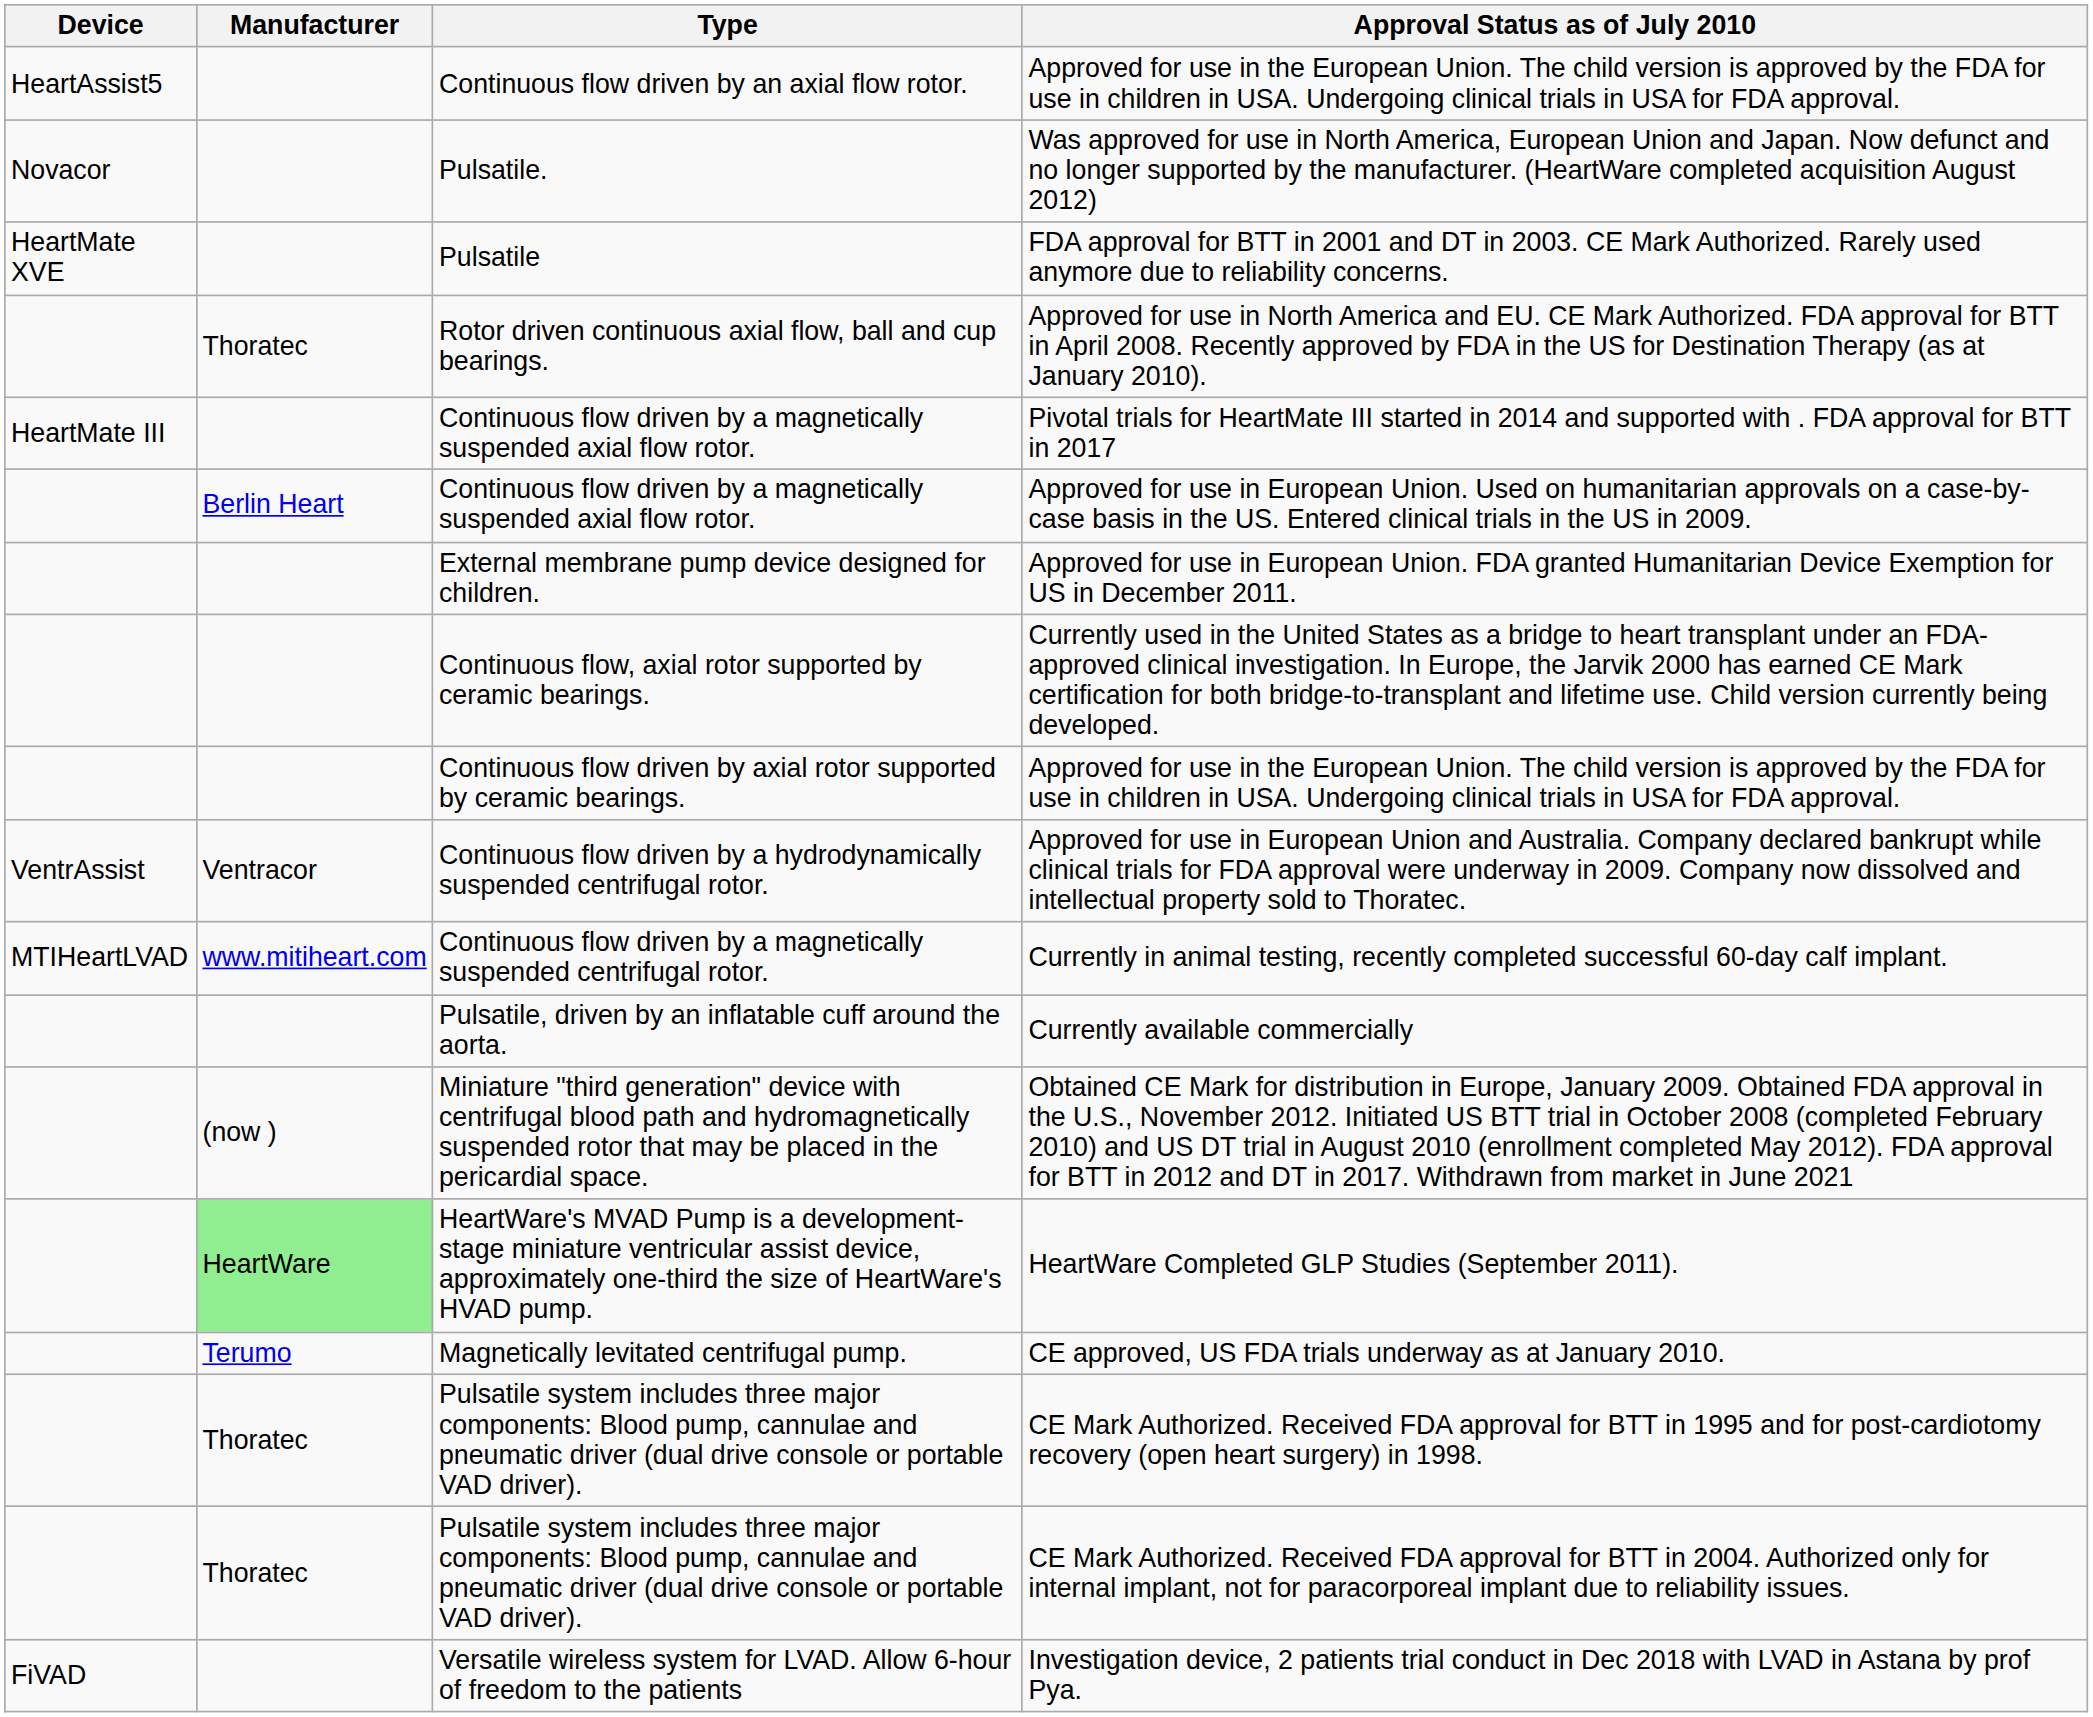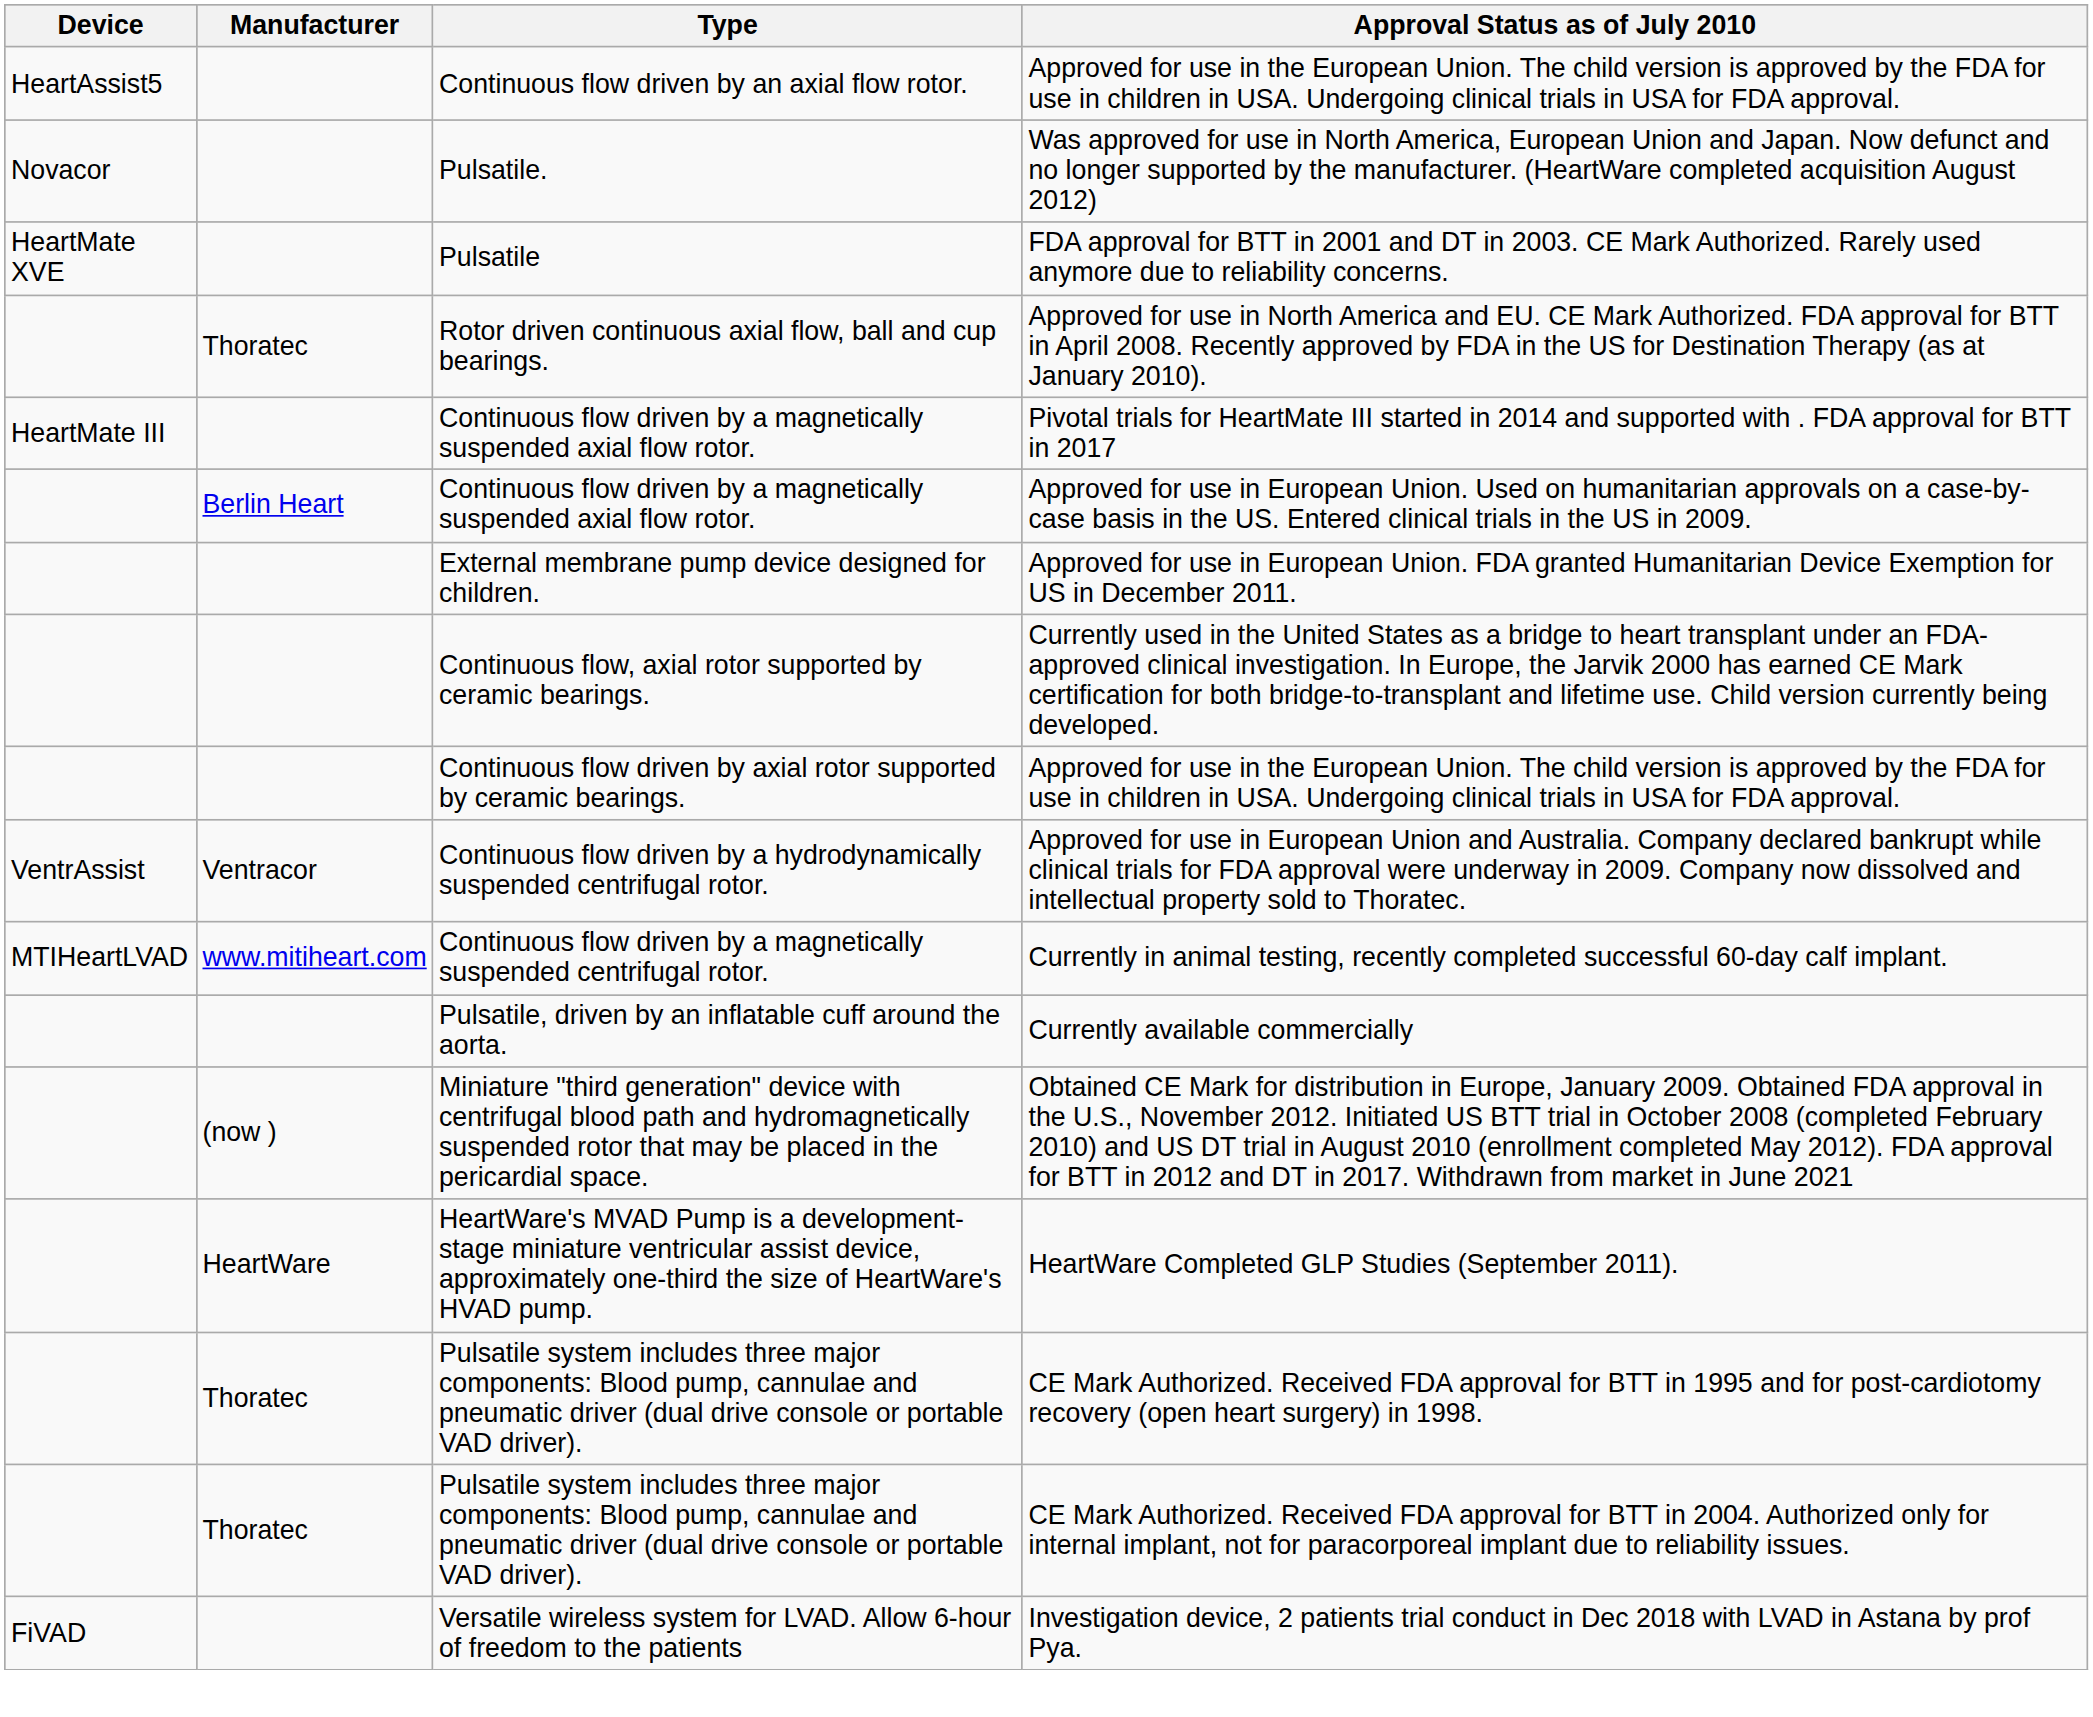(267, 1265) lightgreen background -> (267, 1265) no background
- row: (673, 1352)
